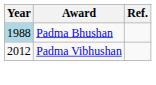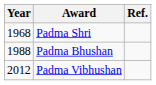+ row: (64, 32)
(19, 32) lightblue background -> (19, 51) no background
